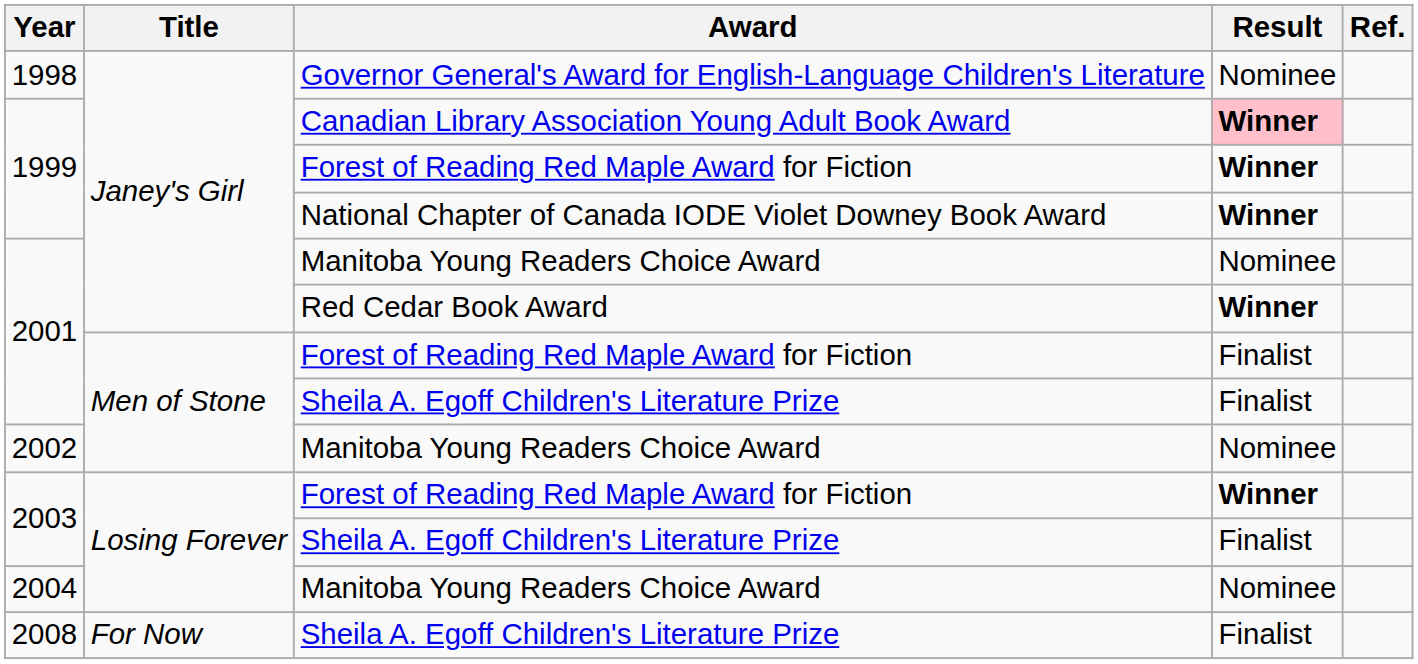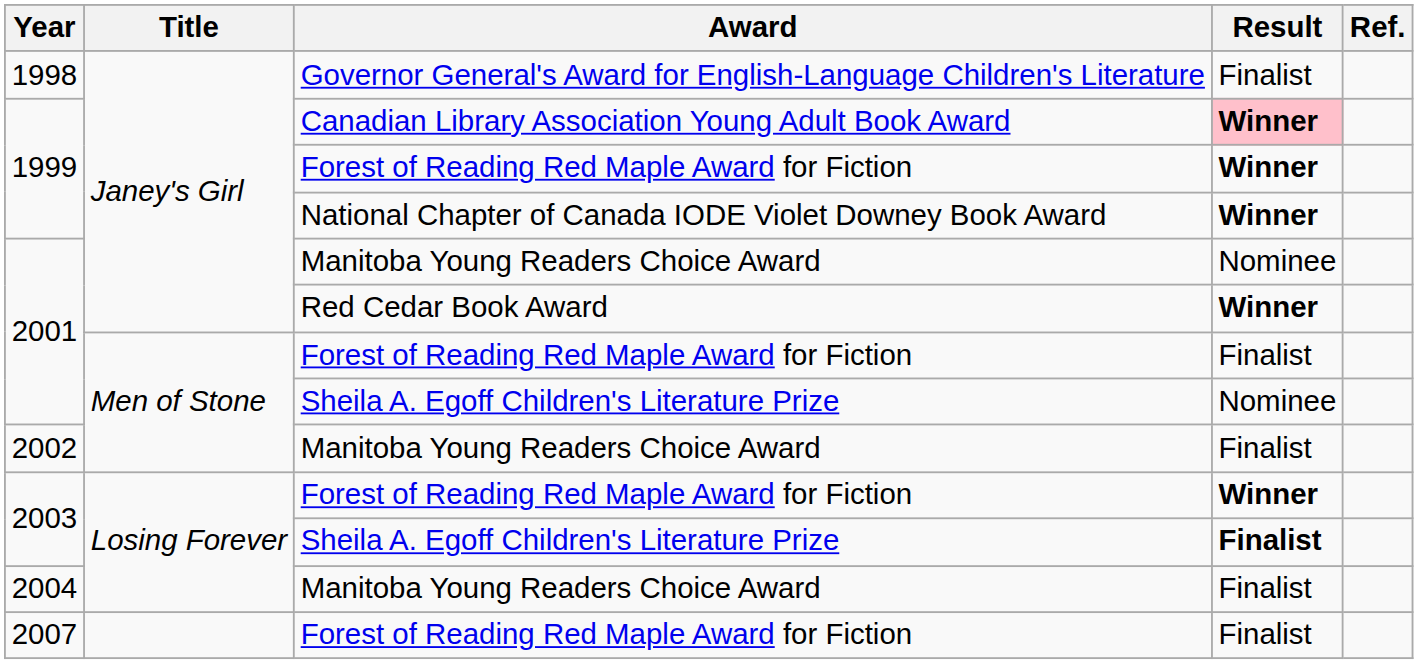(1277, 74) Nominee -> (1265, 74) Finalist
(1265, 401) Finalist -> (1277, 401) Nominee
(1277, 448) Nominee -> (1265, 448) Finalist
(1265, 541) normal -> (1270, 541) bold
(1277, 588) Nominee -> (1265, 588) Finalist
+ row: (44, 634)
- row: (44, 634)
